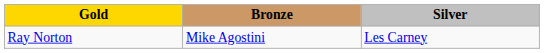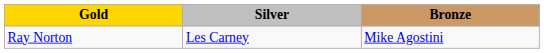columns swapped: (450, 15) <-> (272, 15)
